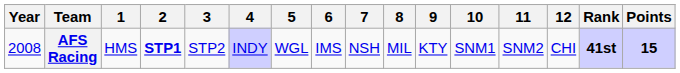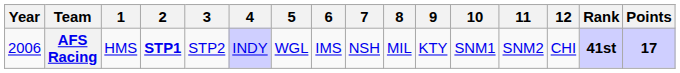(24, 48) 2008 -> (24, 48) 2006
(649, 48) 15 -> (649, 48) 17
